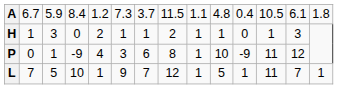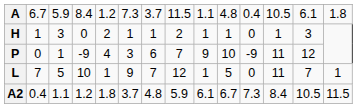(172, 53) 8 -> (179, 53) 7
(198, 53) 1 -> (205, 53) 9
(245, 73) 1 -> (252, 73) 0
+ row: (15, 93)
